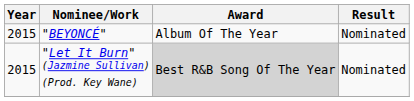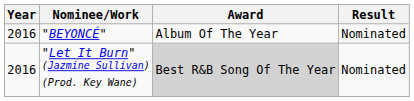(22, 34) 2015 -> (22, 34) 2016
(22, 70) 2015 -> (22, 70) 2016
